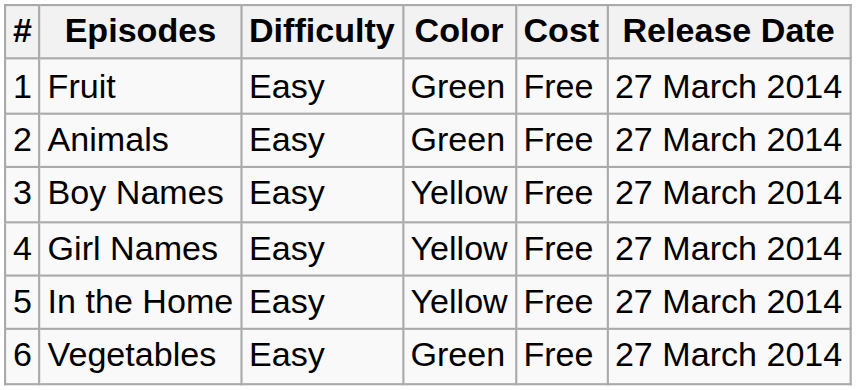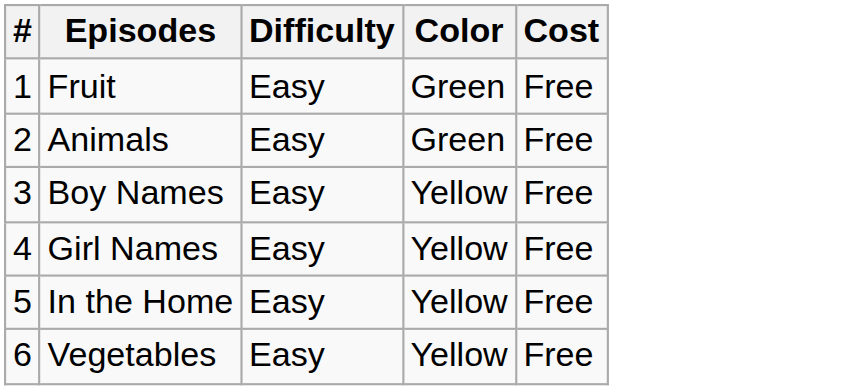- column: (729, 31)
(458, 355) Green -> (459, 355) Yellow
